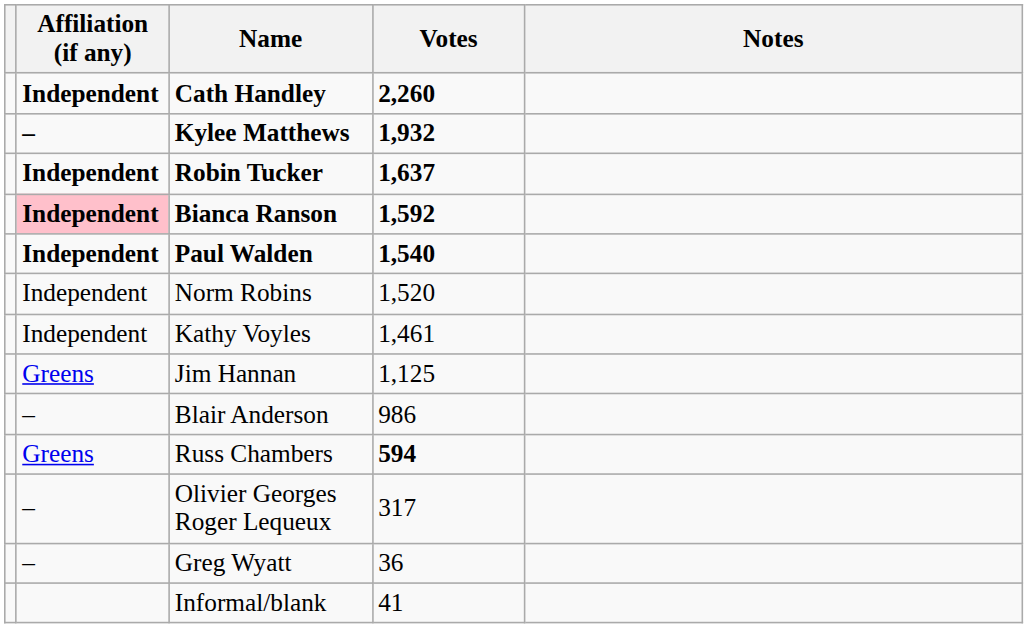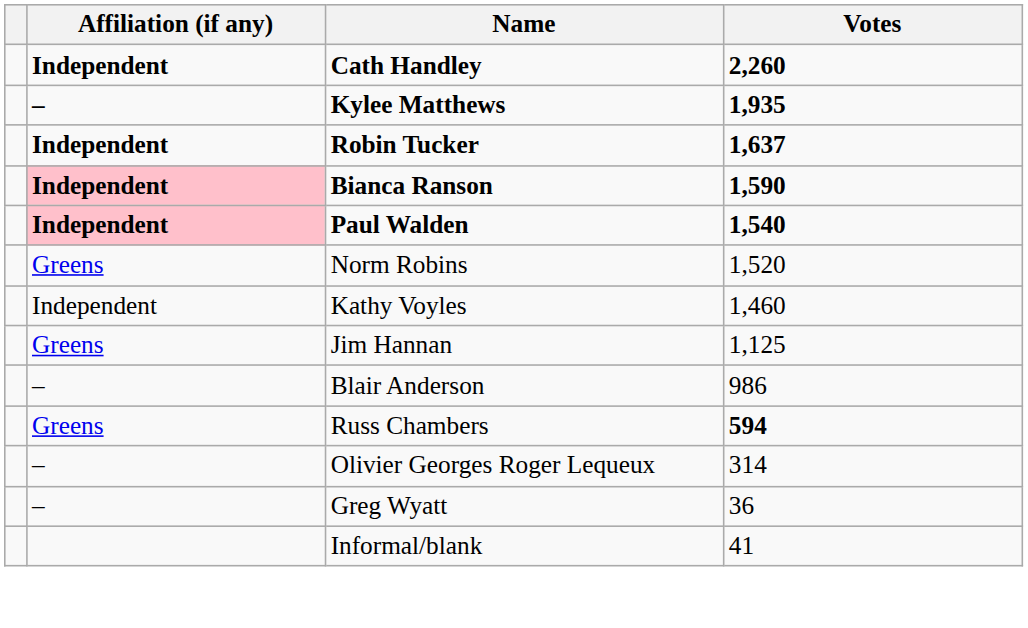- column: (773, 38)
(407, 133) 1,932 -> (757, 104) 1,935
(407, 213) 1,592 -> (757, 184) 1,590
(90, 253) no background -> (100, 225) pink background
(85, 293) Independent -> (68, 265) Greens
(407, 333) 1,461 -> (757, 305) 1,460
(397, 508) 317 -> (748, 465) 314
